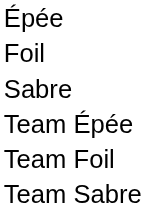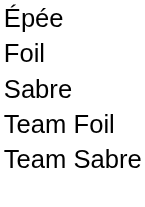- row: (69, 124)
